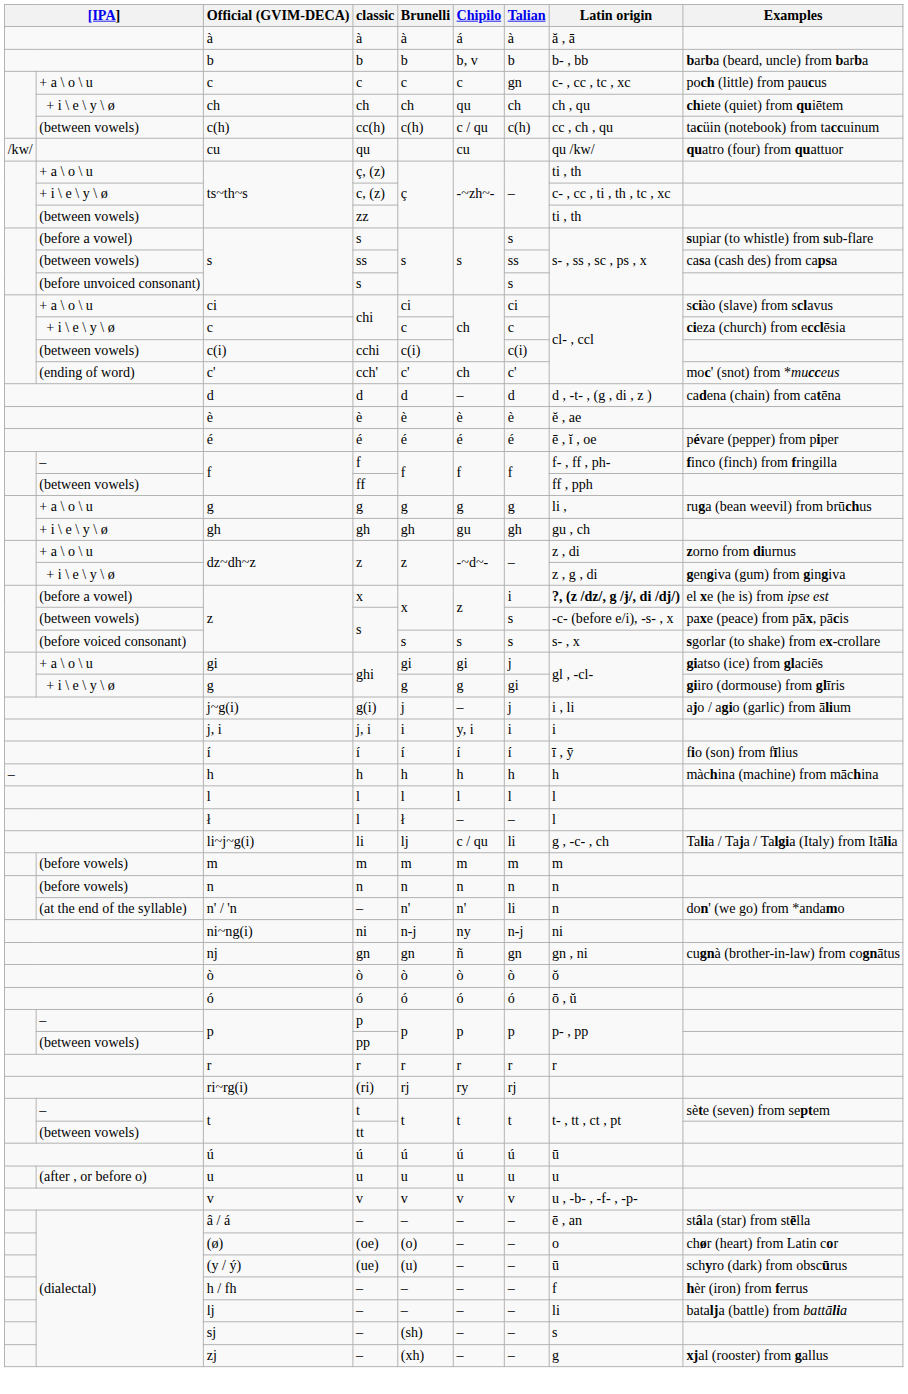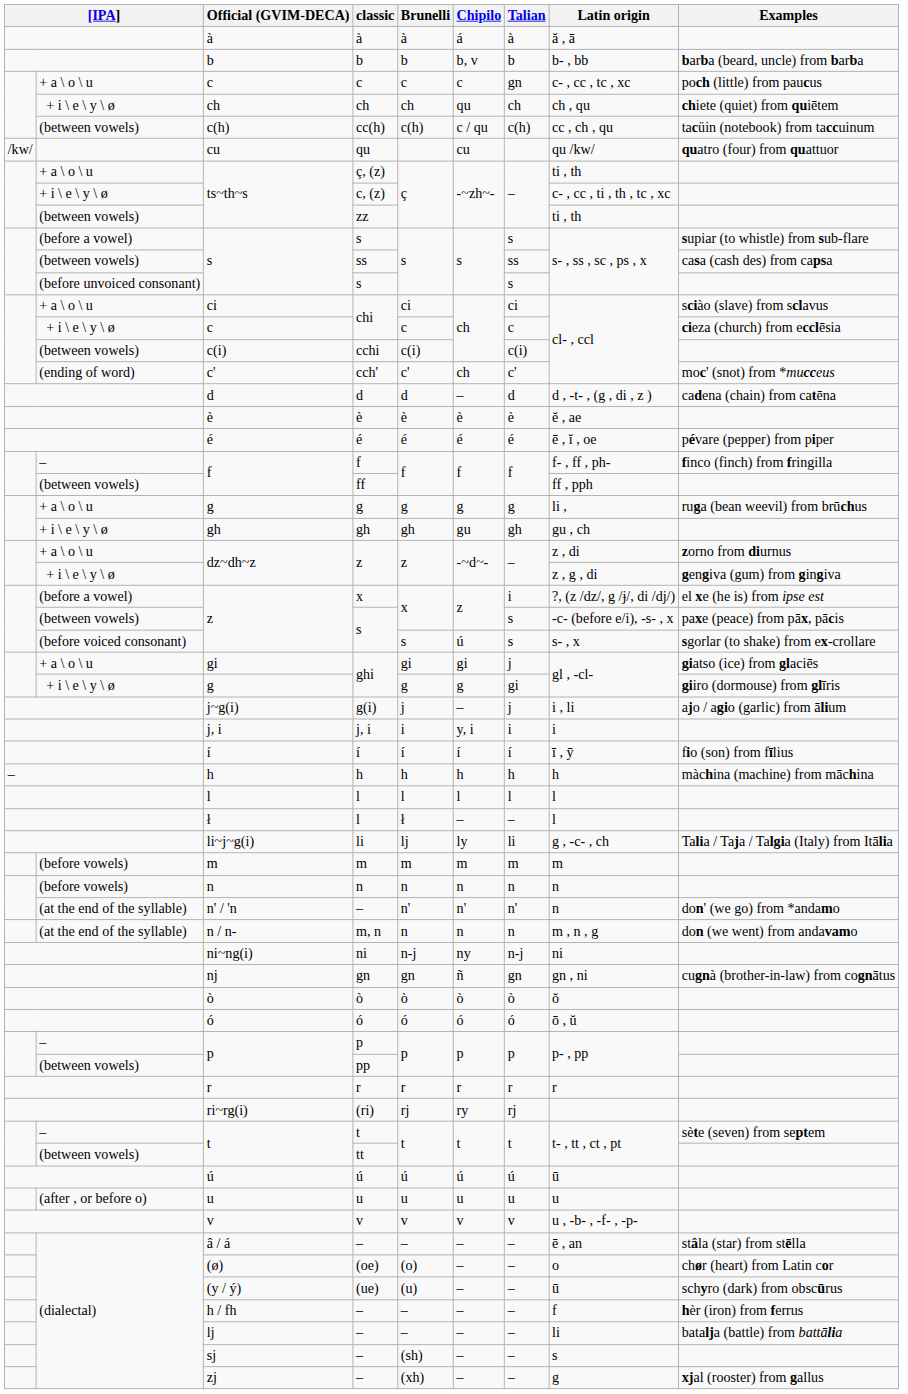(616, 596) bold -> (614, 596) normal
(459, 640) s -> (460, 640) ú
(472, 841) c / qu -> (462, 841) ly
(512, 908) li -> (512, 908) n'
+ row: (113, 931)
